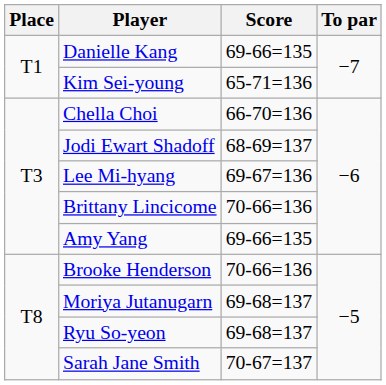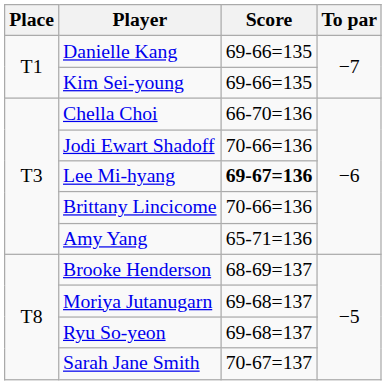(269, 82) 65-71=136 -> (269, 82) 69-66=135
(269, 144) 68-69=137 -> (269, 144) 70-66=136
(269, 176) normal -> (269, 176) bold
(269, 238) 69-66=135 -> (269, 238) 65-71=136
(269, 269) 70-66=136 -> (269, 269) 68-69=137
